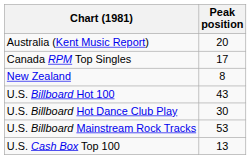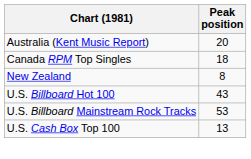(222, 59) 17 -> (222, 59) 18
- row: (92, 111)
